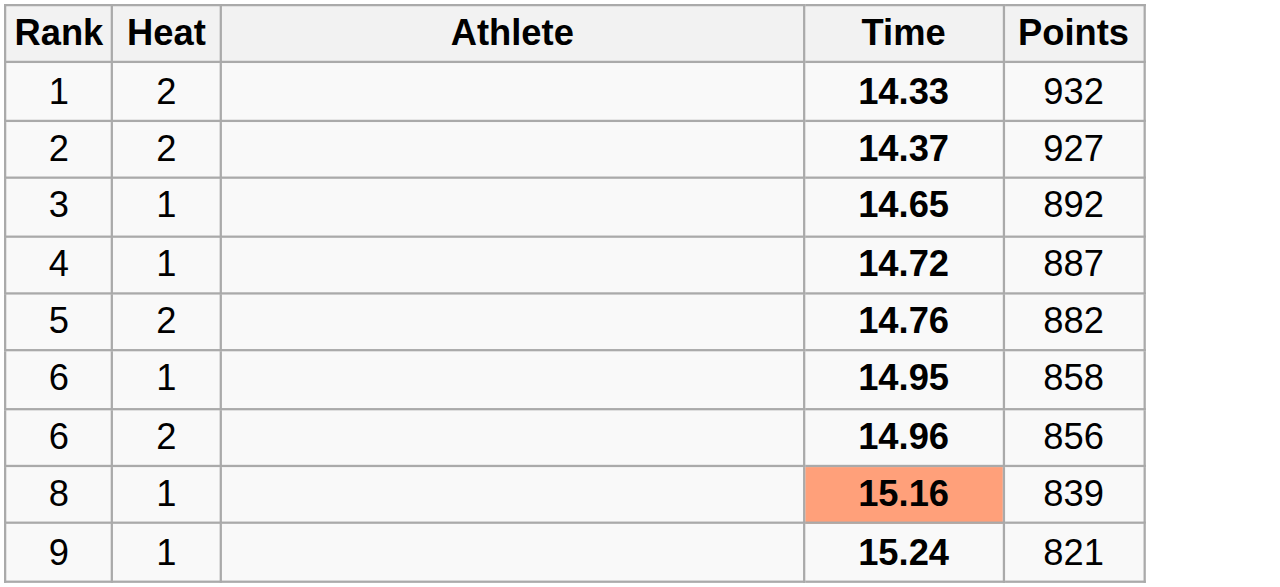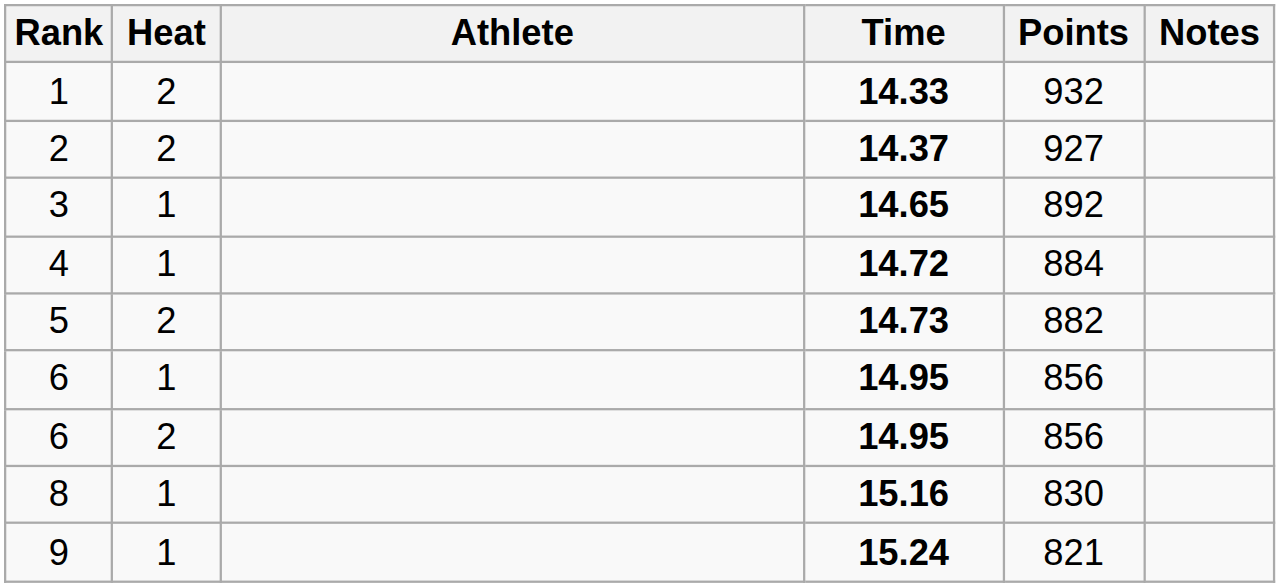+ column: (1209, 33)
(1074, 263) 887 -> (1074, 263) 884
(904, 321) 14.76 -> (904, 321) 14.73
(1074, 378) 858 -> (1074, 378) 856
(904, 436) 14.96 -> (904, 436) 14.95
(904, 494) lightsalmon background -> (904, 494) no background
(1074, 494) 839 -> (1074, 494) 830
